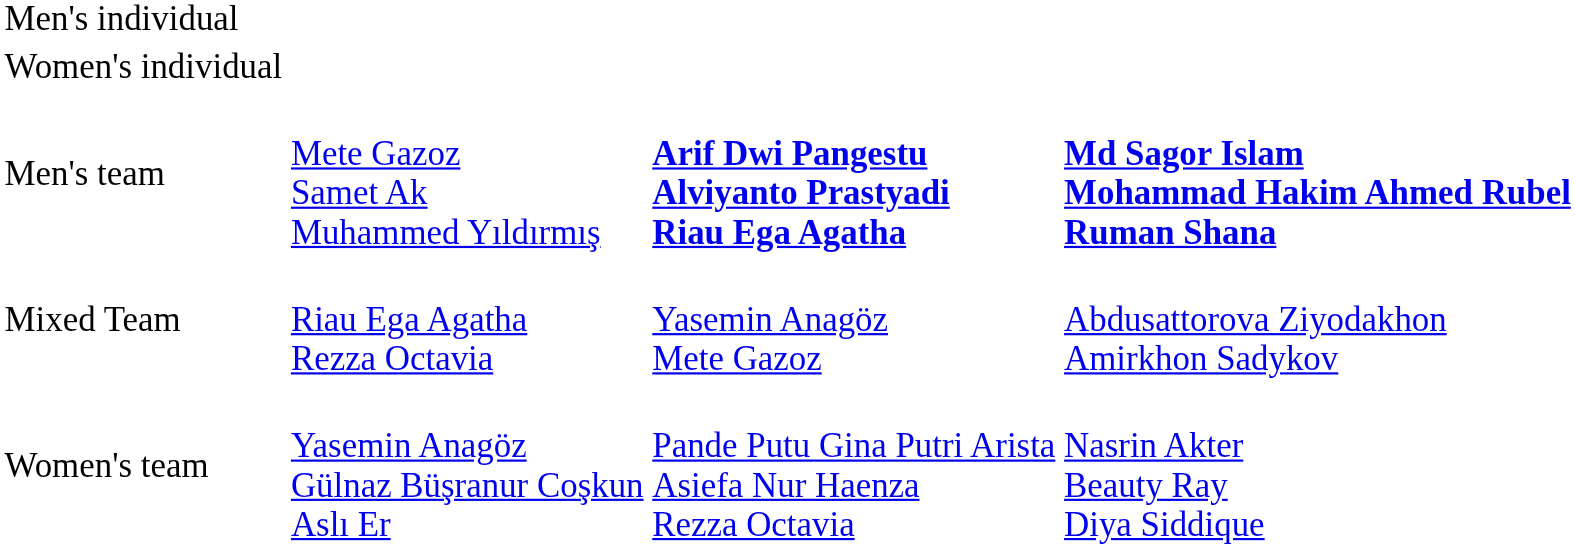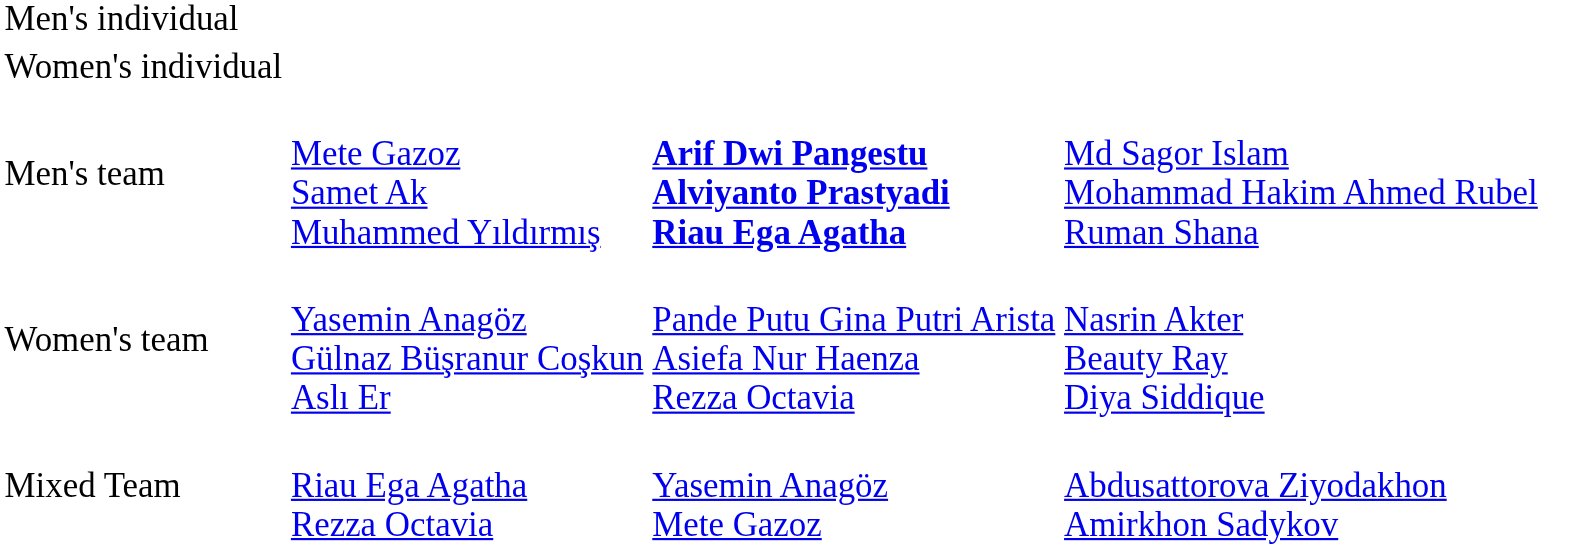(1317, 192) bold -> (1301, 192) normal
rows swapped: (107, 465) <-> (93, 319)
